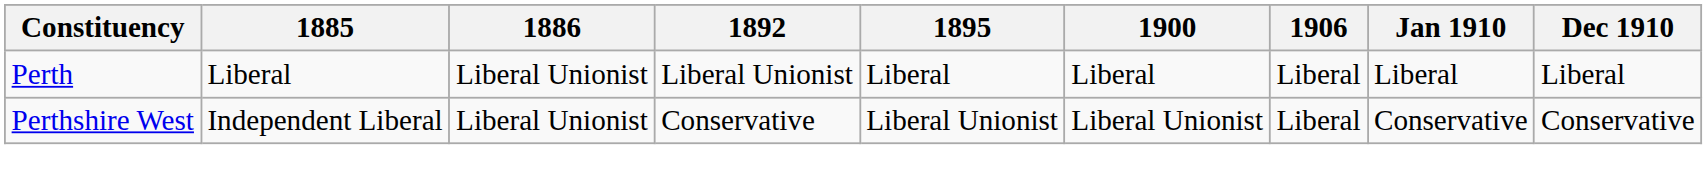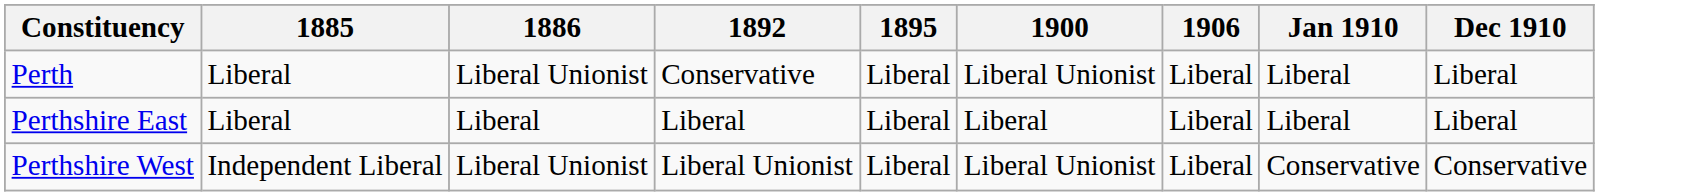(757, 73) Liberal Unionist -> (738, 73) Conservative
(1113, 73) Liberal -> (1060, 73) Liberal Unionist
+ row: (99, 119)
(738, 119) Conservative -> (757, 166) Liberal Unionist
(962, 119) Liberal Unionist -> (908, 166) Liberal
